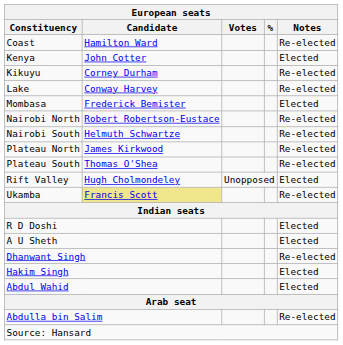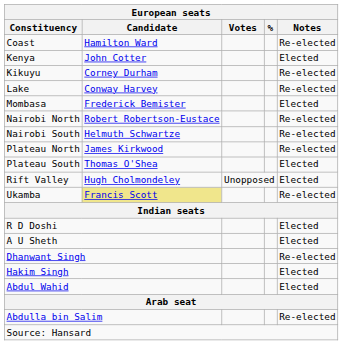(307, 165) Re-elected -> (299, 165) Elected
